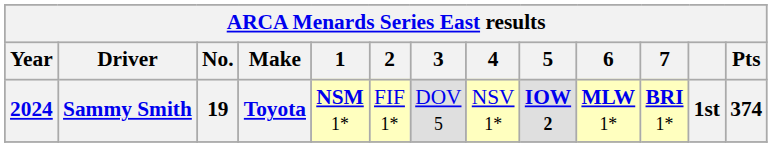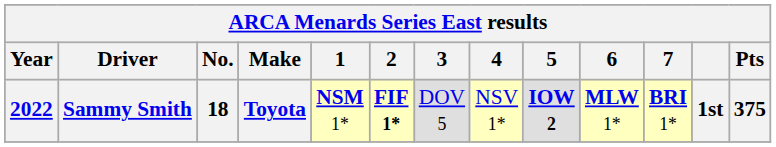(31, 110) 2024 -> (31, 110) 2022
(218, 110) 19 -> (218, 110) 18
(389, 109) normal -> (391, 110) bold
(746, 110) 374 -> (750, 110) 375
